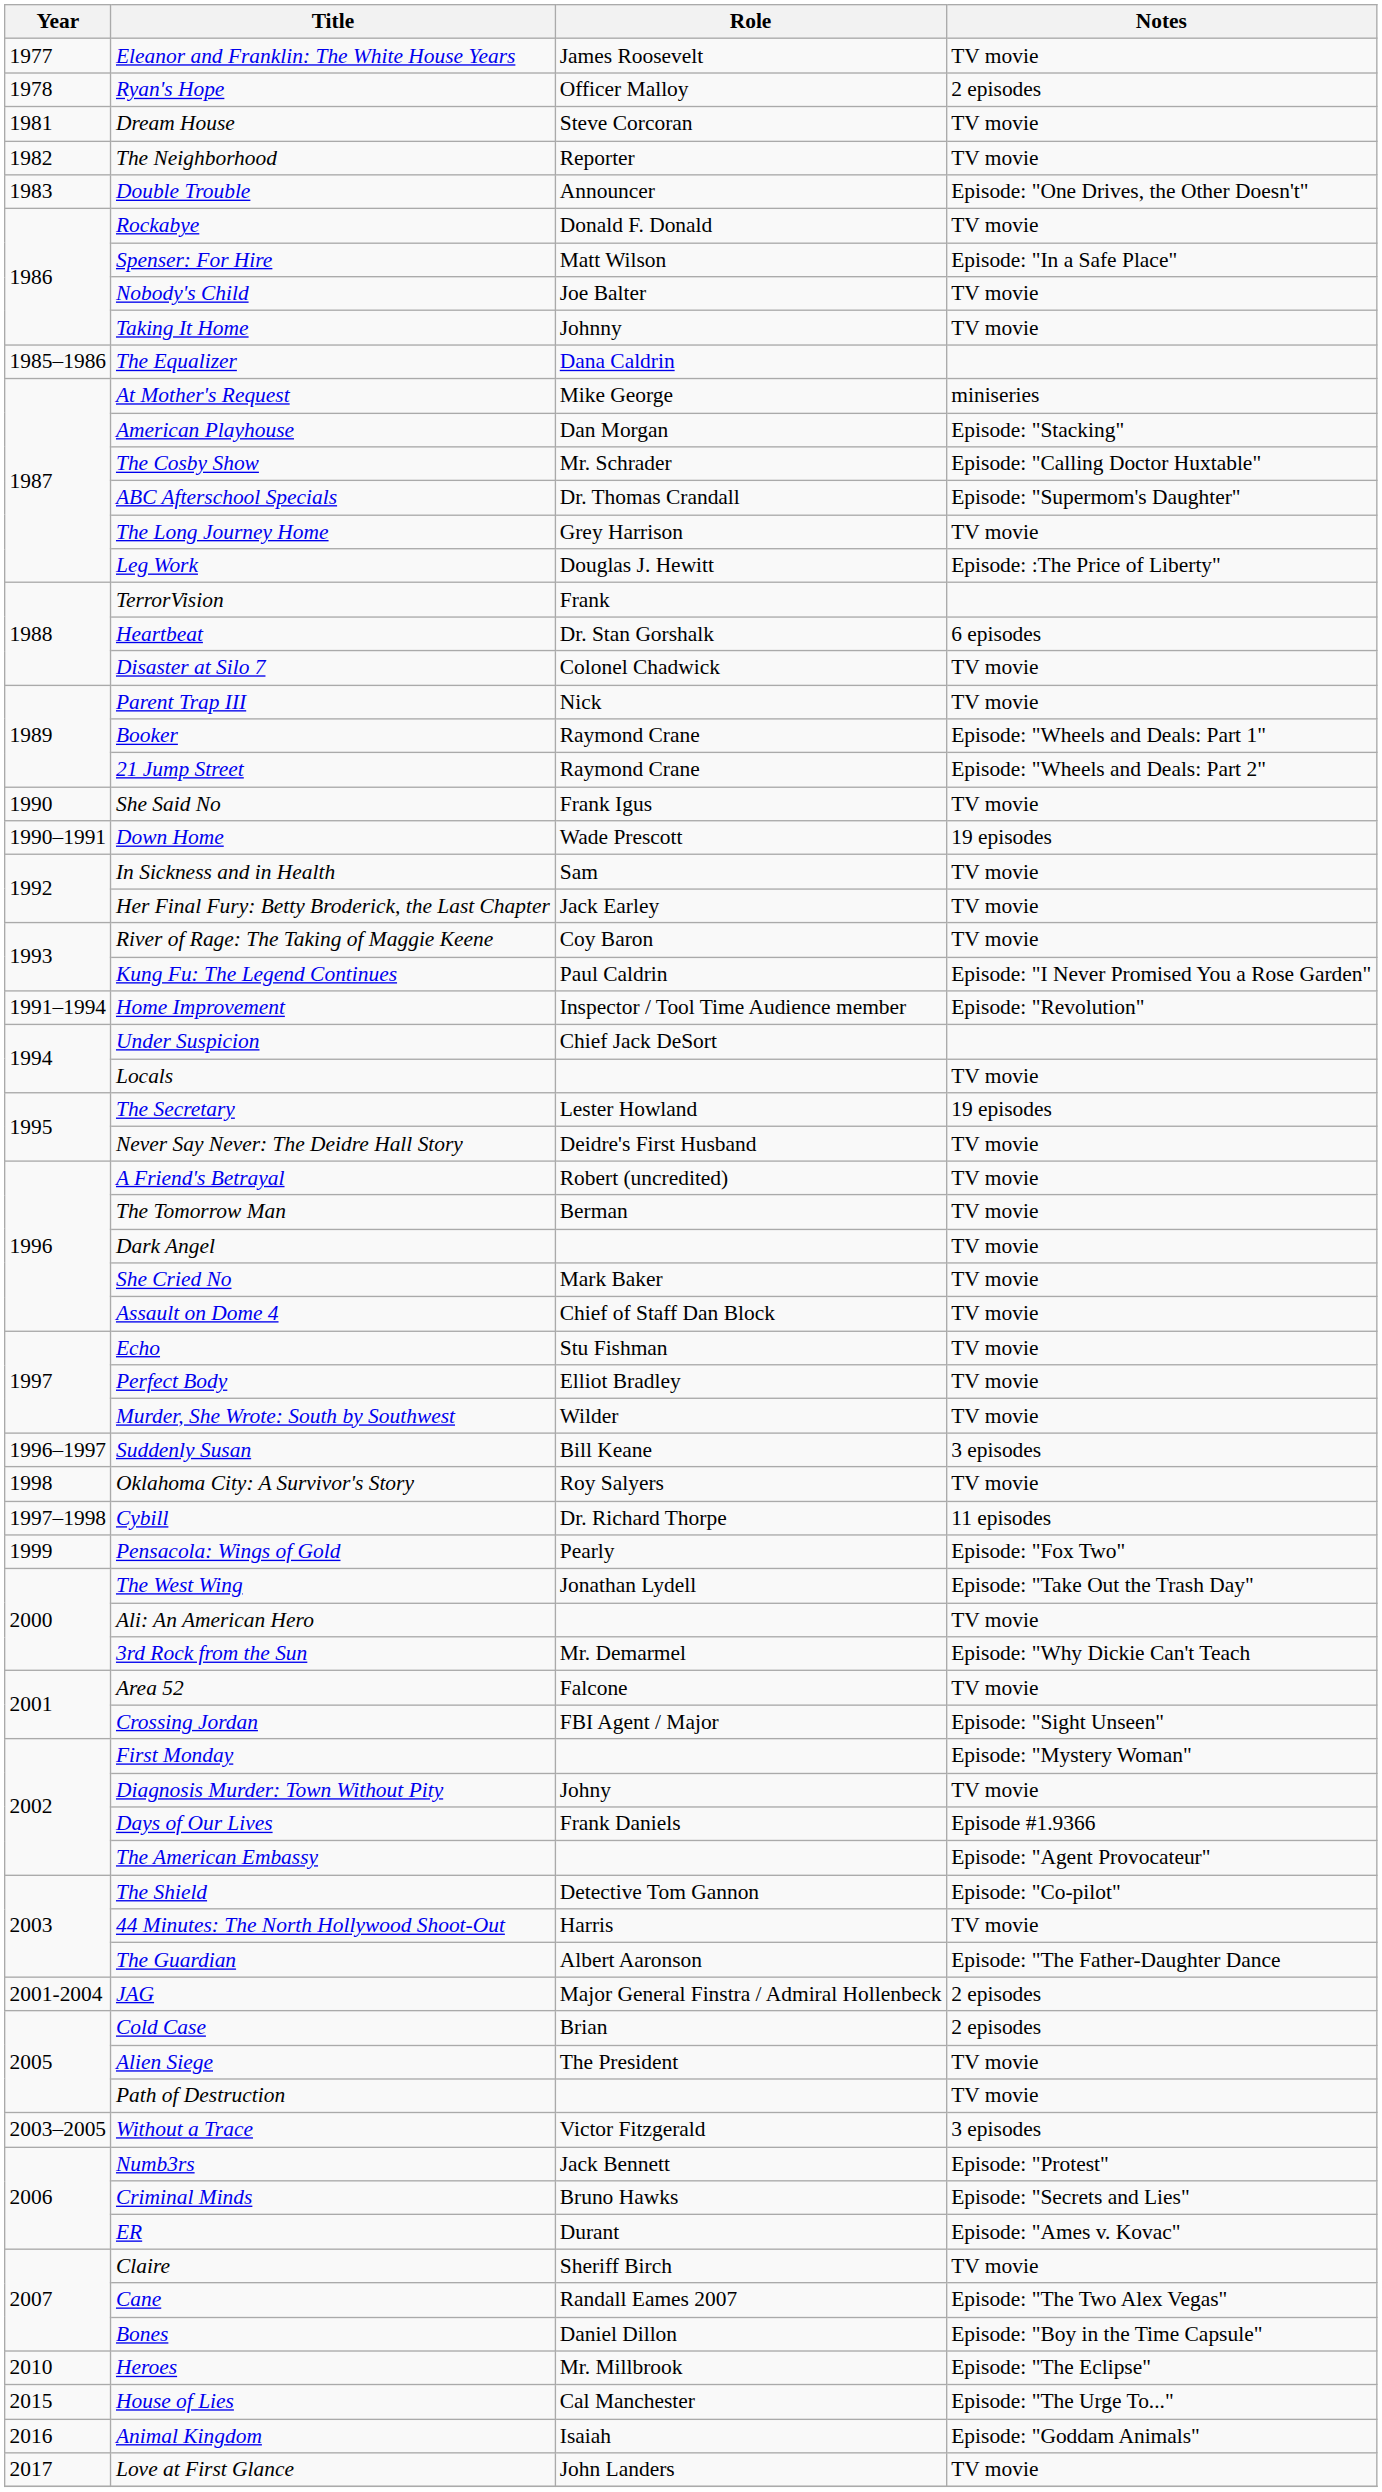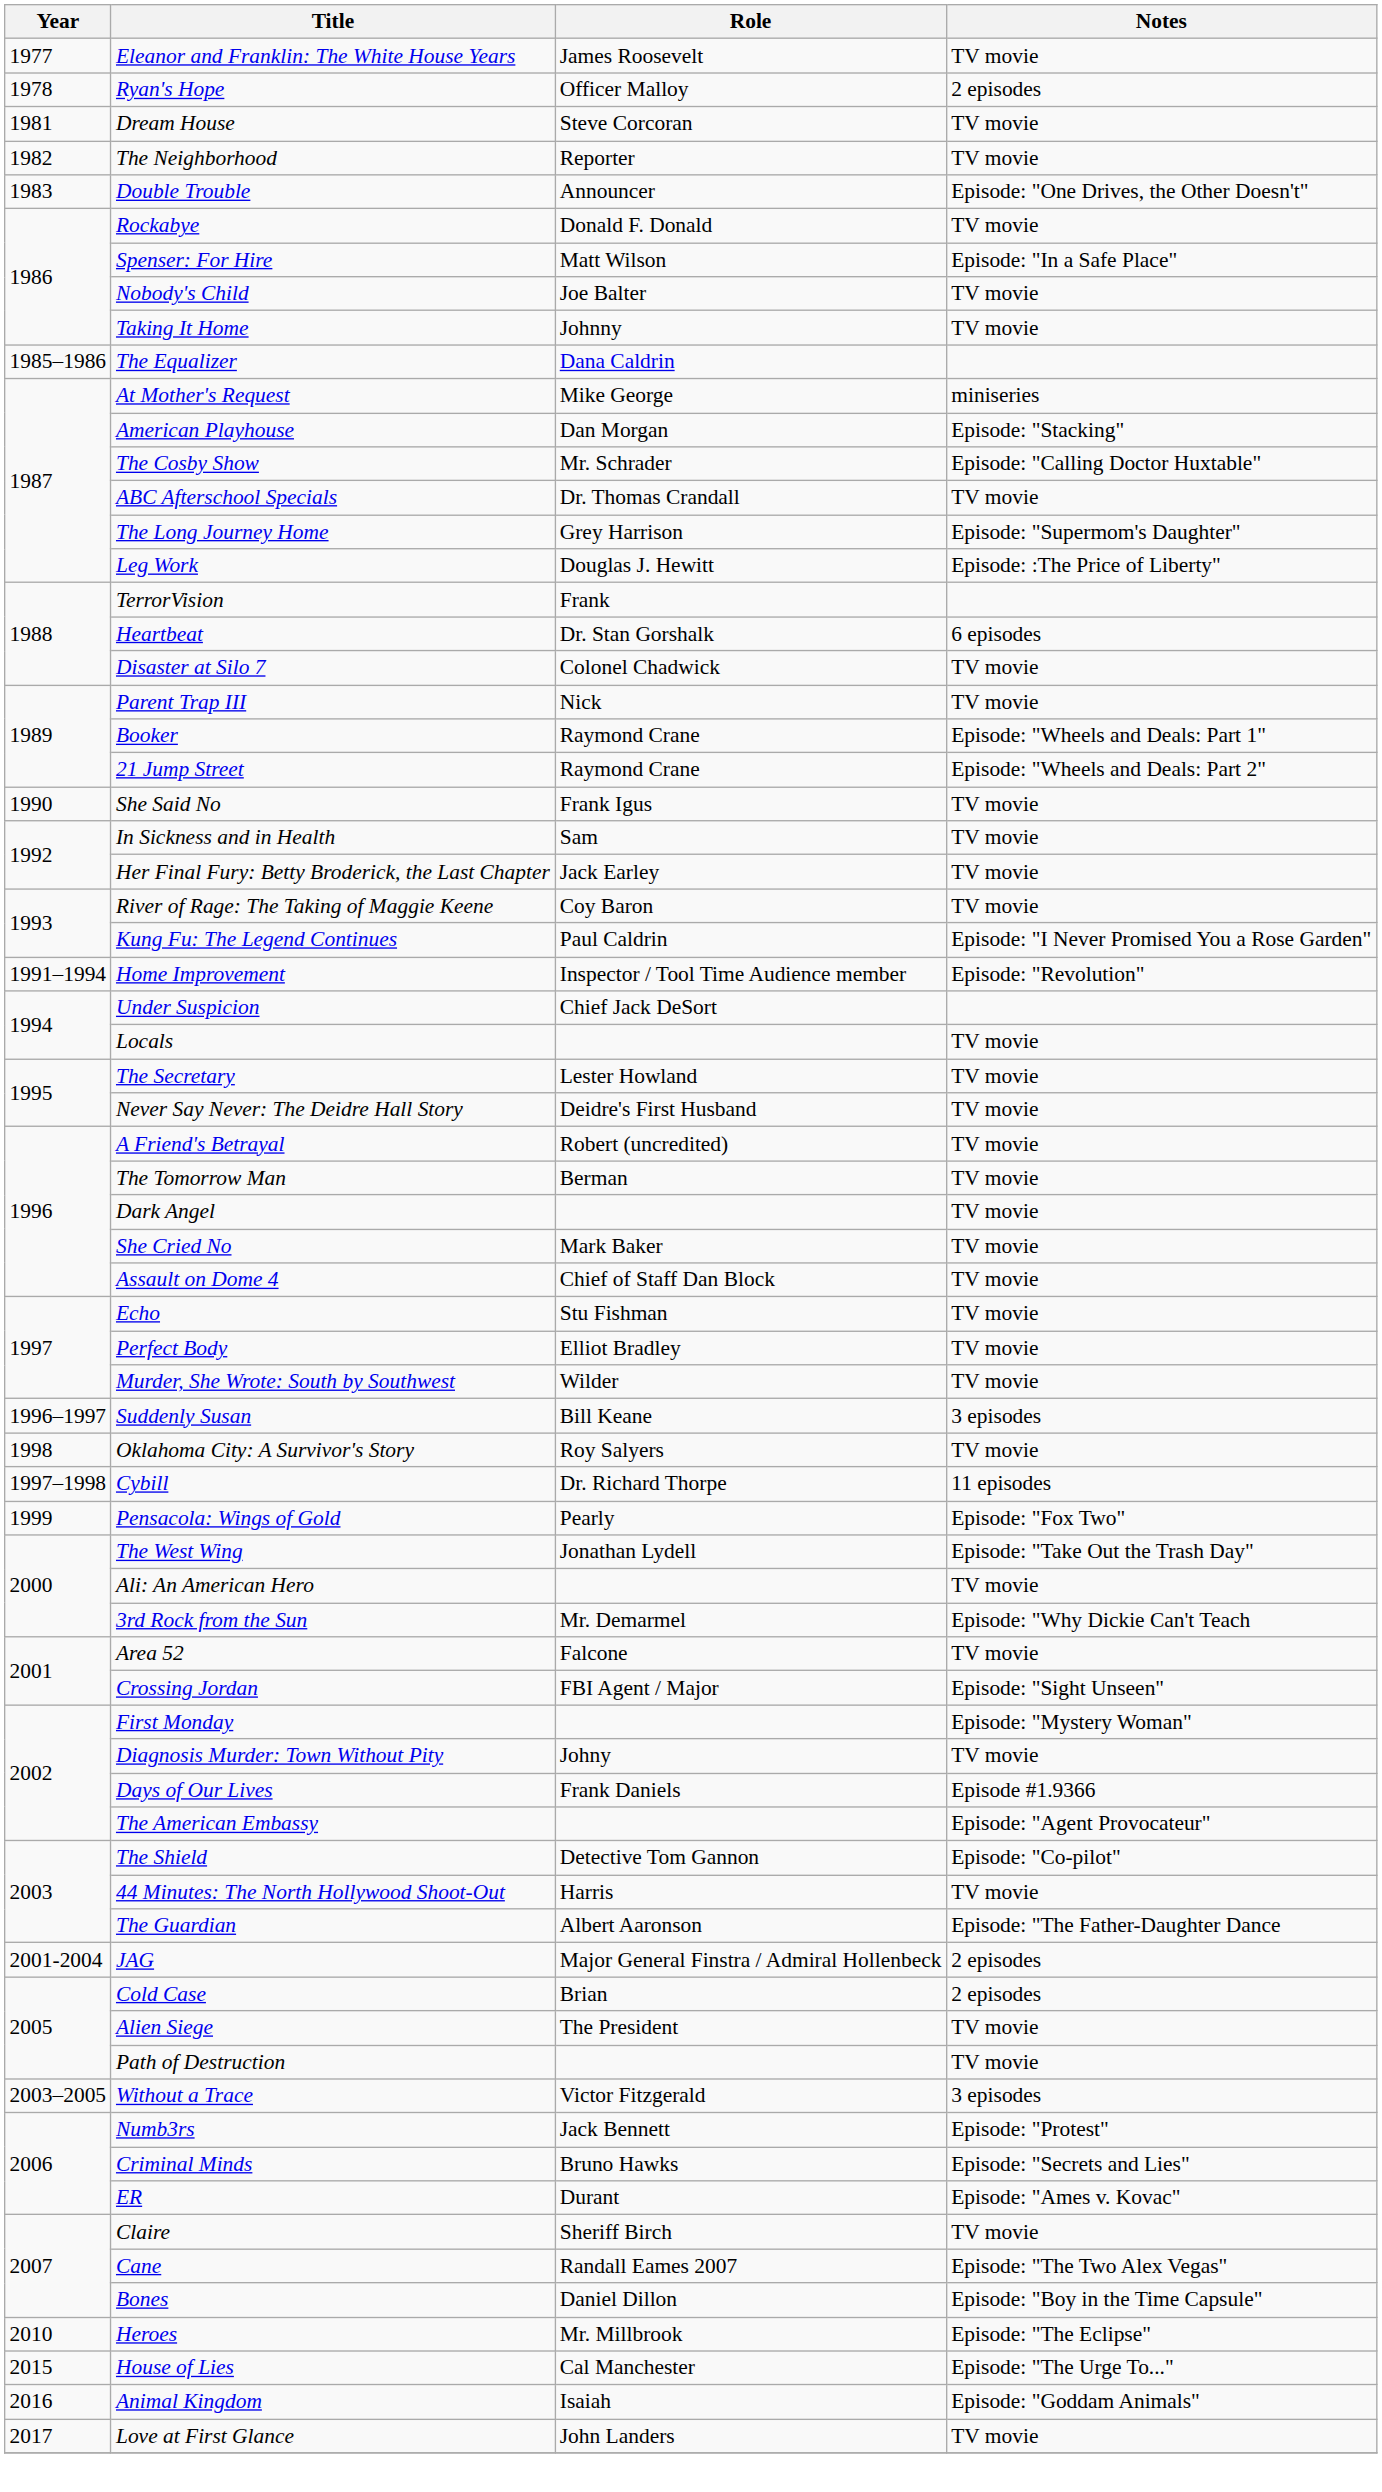(1096, 497) Episode: "Supermom's Daughter" -> (995, 497) TV movie
(995, 531) TV movie -> (1096, 531) Episode: "Supermom's Daughter"
- row: (170, 837)
(1002, 1109) 19 episodes -> (995, 1075) TV movie
